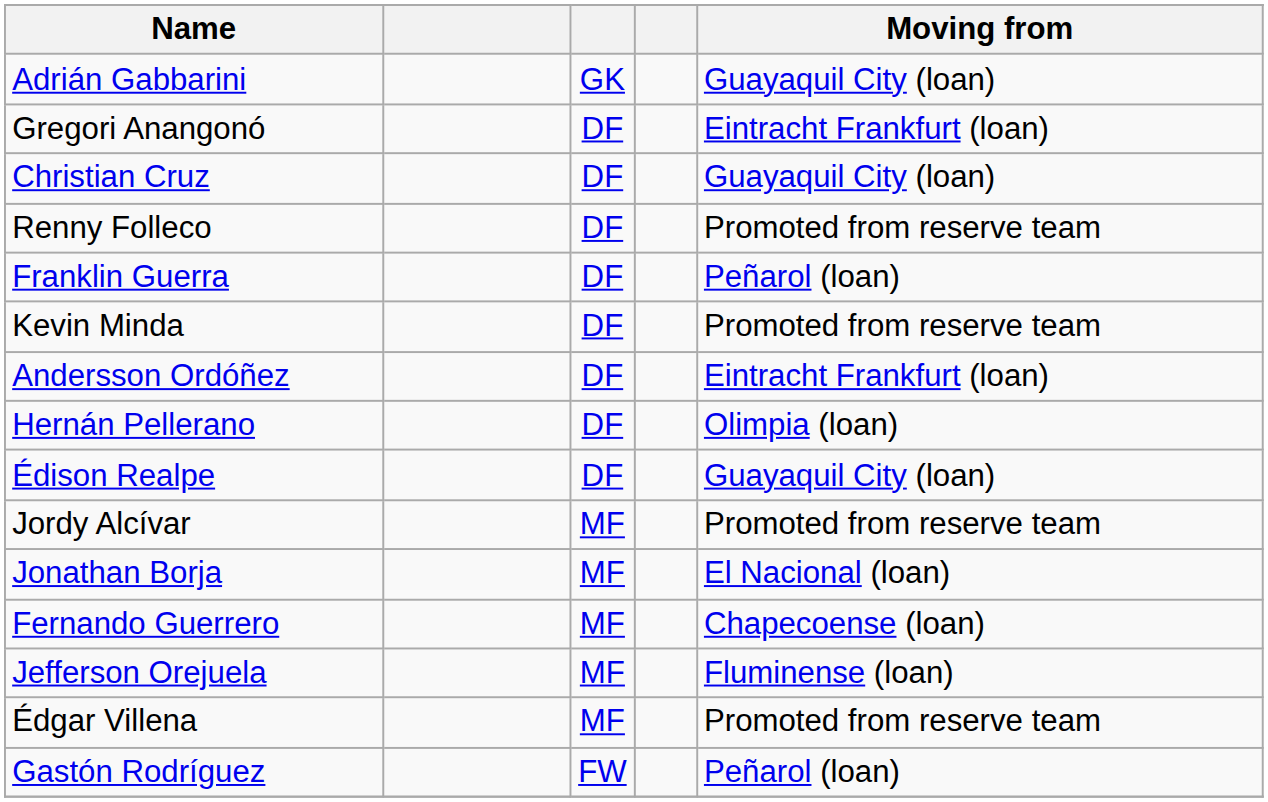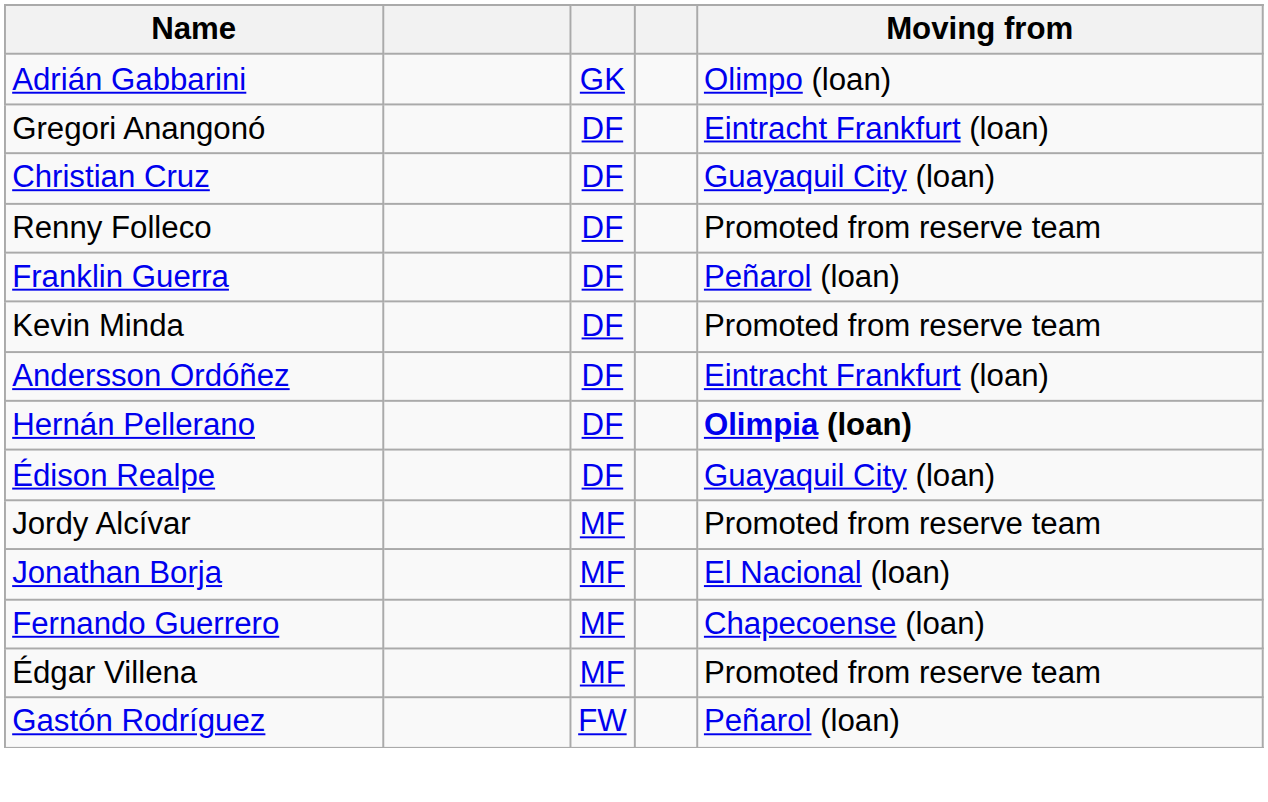(850, 78) Guayaquil City (loan) -> (798, 78) Olimpo (loan)
(801, 425) normal -> (808, 425) bold
- row: (139, 672)
